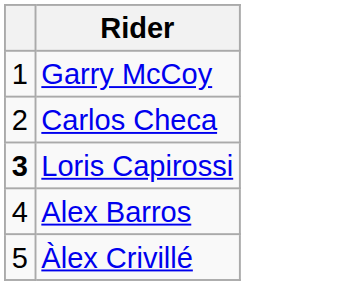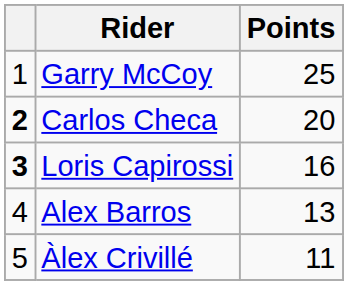+ column: (291, 28)
(20, 120) normal -> (20, 120) bold
